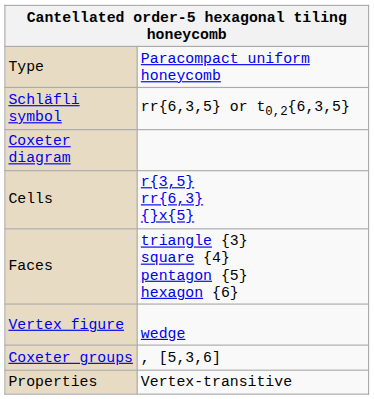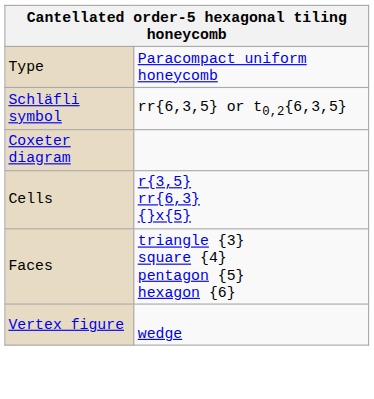- row: (71, 358)
- row: (53, 382)
